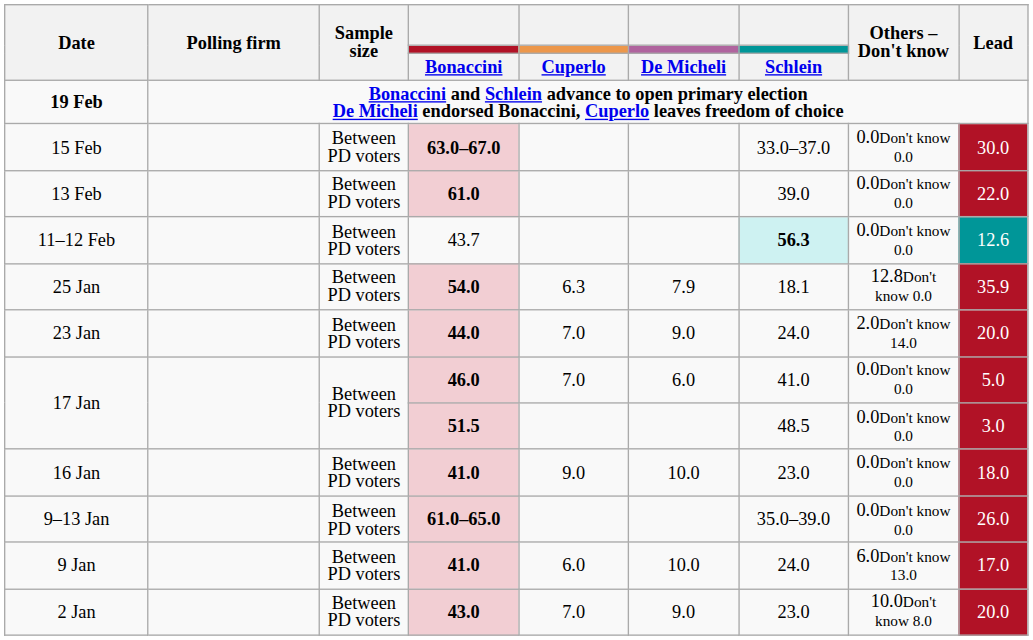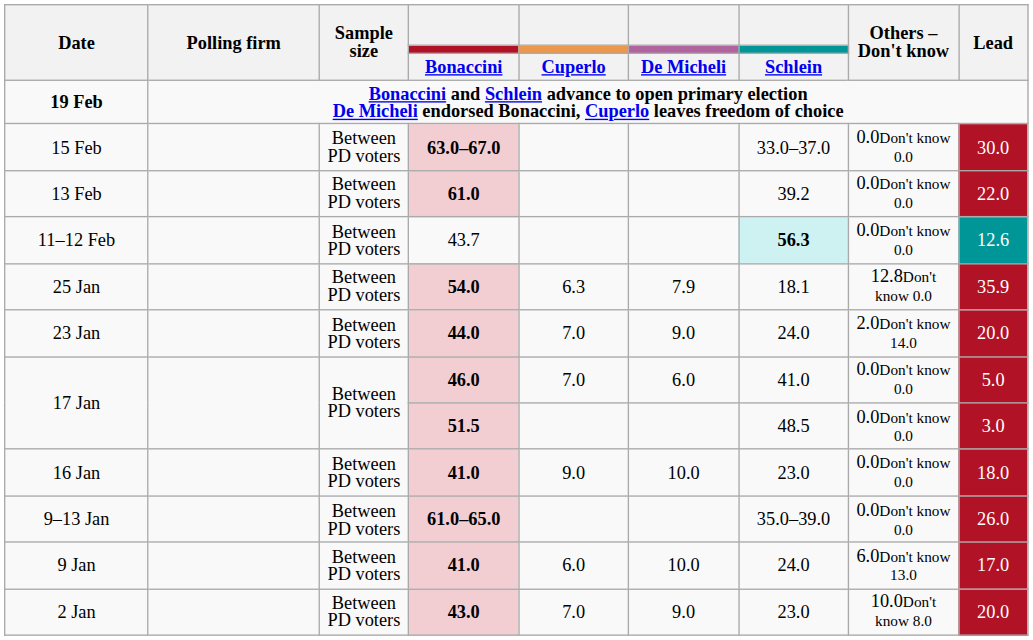(794, 193) 39.0 -> (794, 193) 39.2
